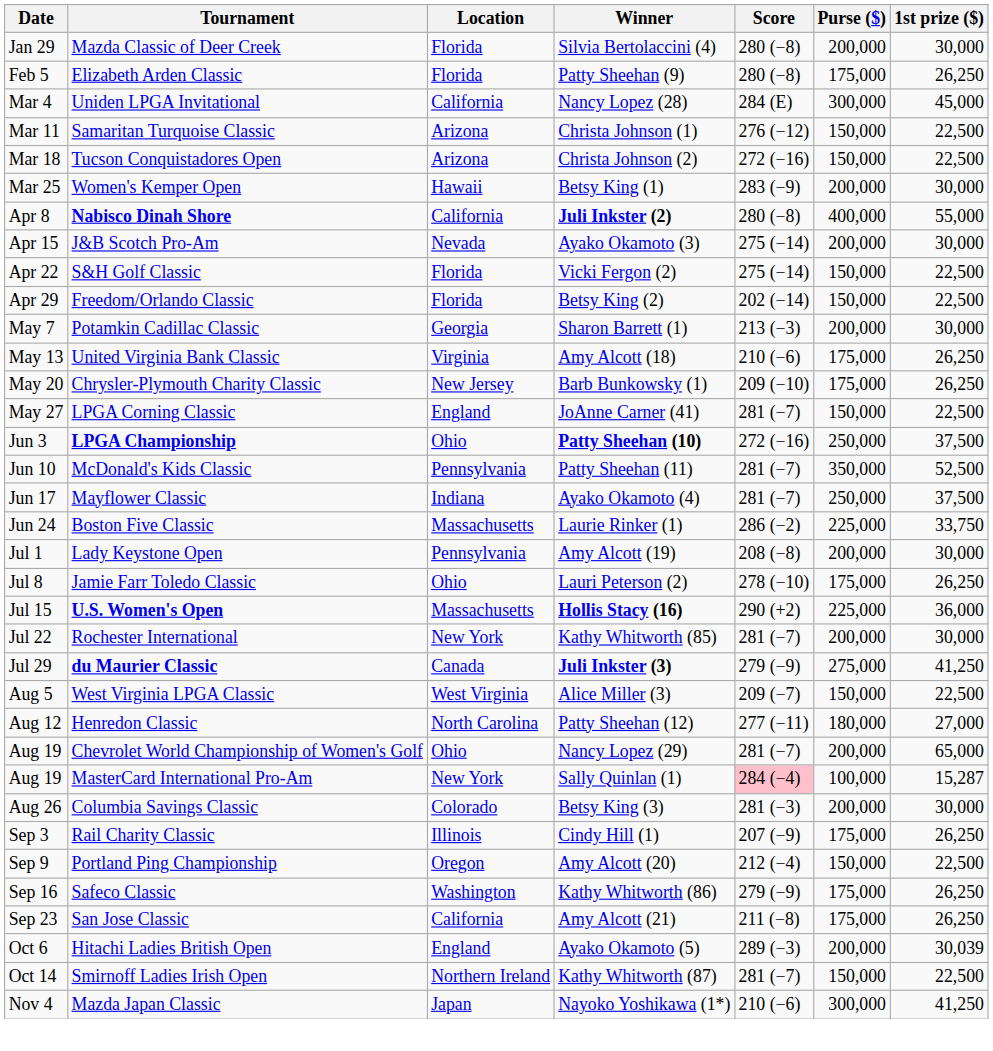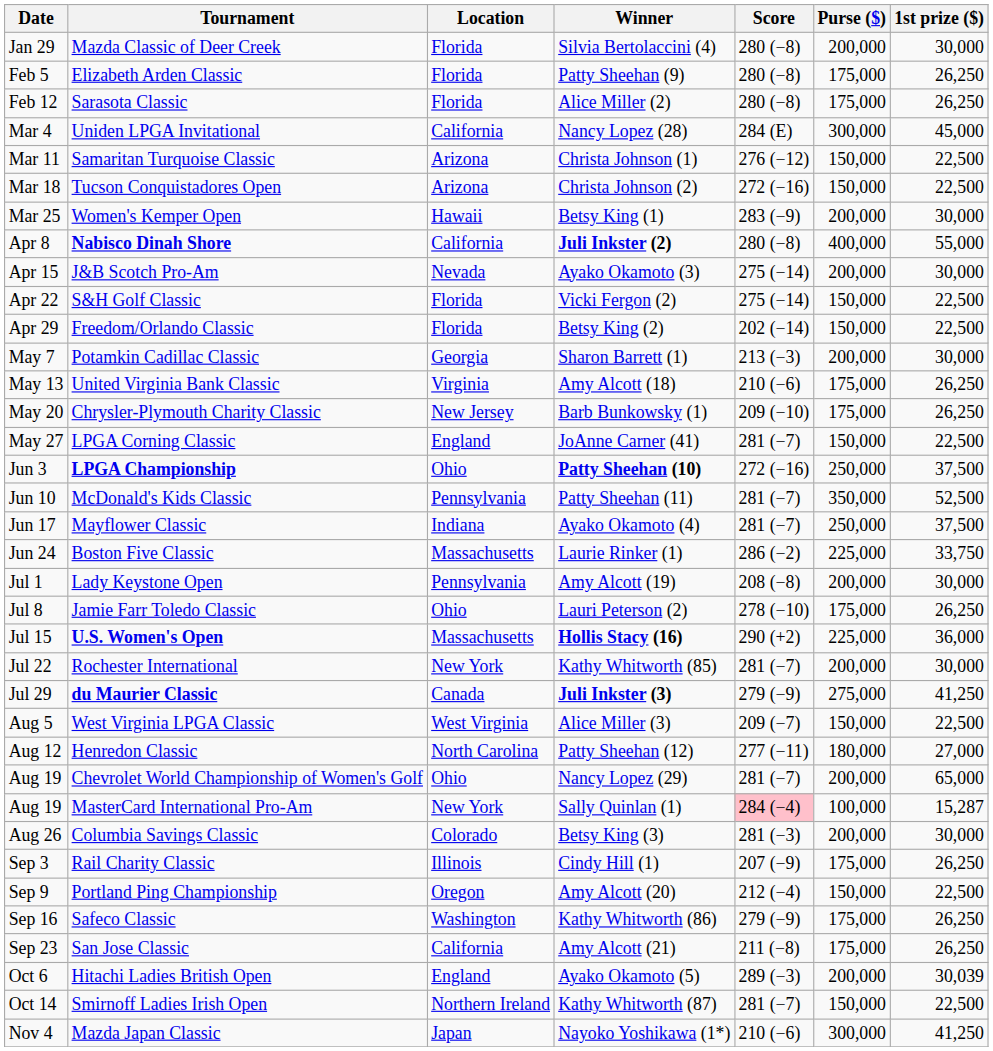+ row: (130, 103)
